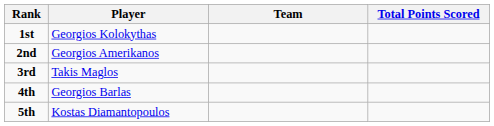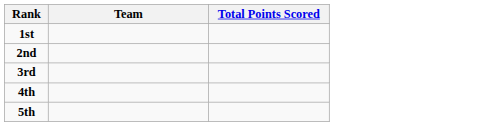- column: (128, 14)
